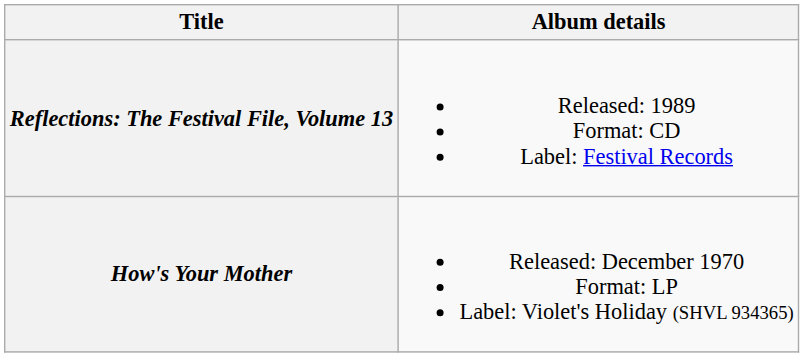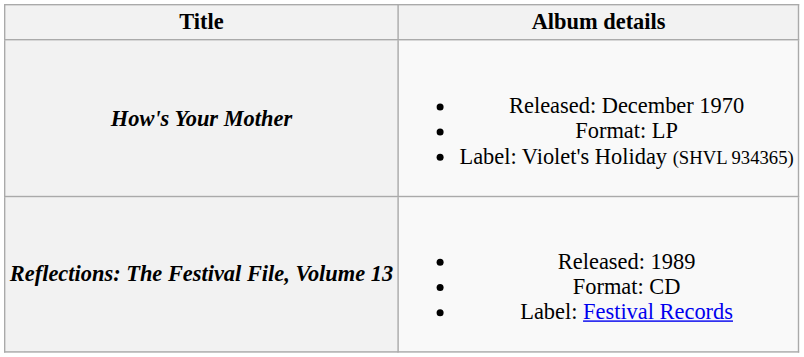rows swapped: (201, 273) <-> (201, 117)
